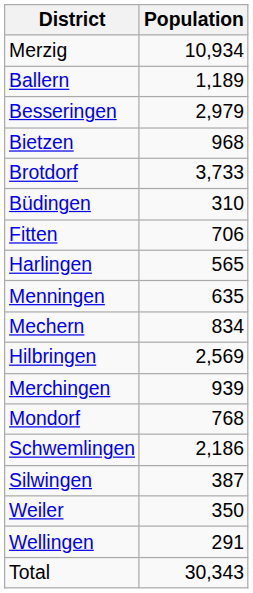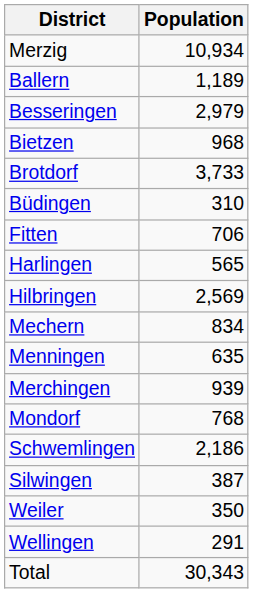rows swapped: (53, 357) <-> (57, 296)
